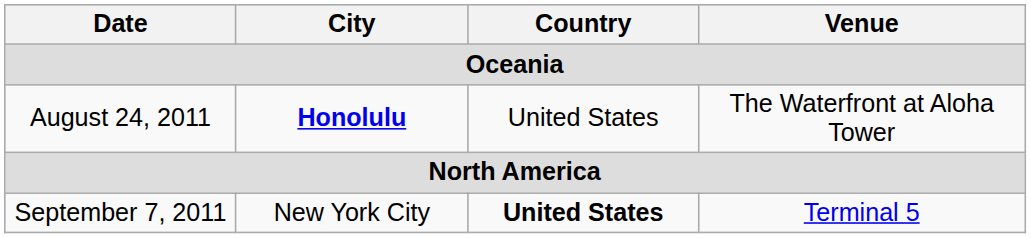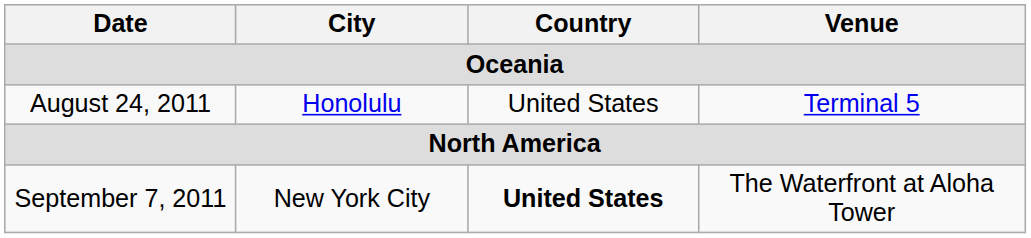(352, 118) bold -> (352, 104) normal
(862, 118) The Waterfront at Aloha Tower -> (862, 104) Terminal 5
(862, 212) Terminal 5 -> (862, 197) The Waterfront at Aloha Tower
